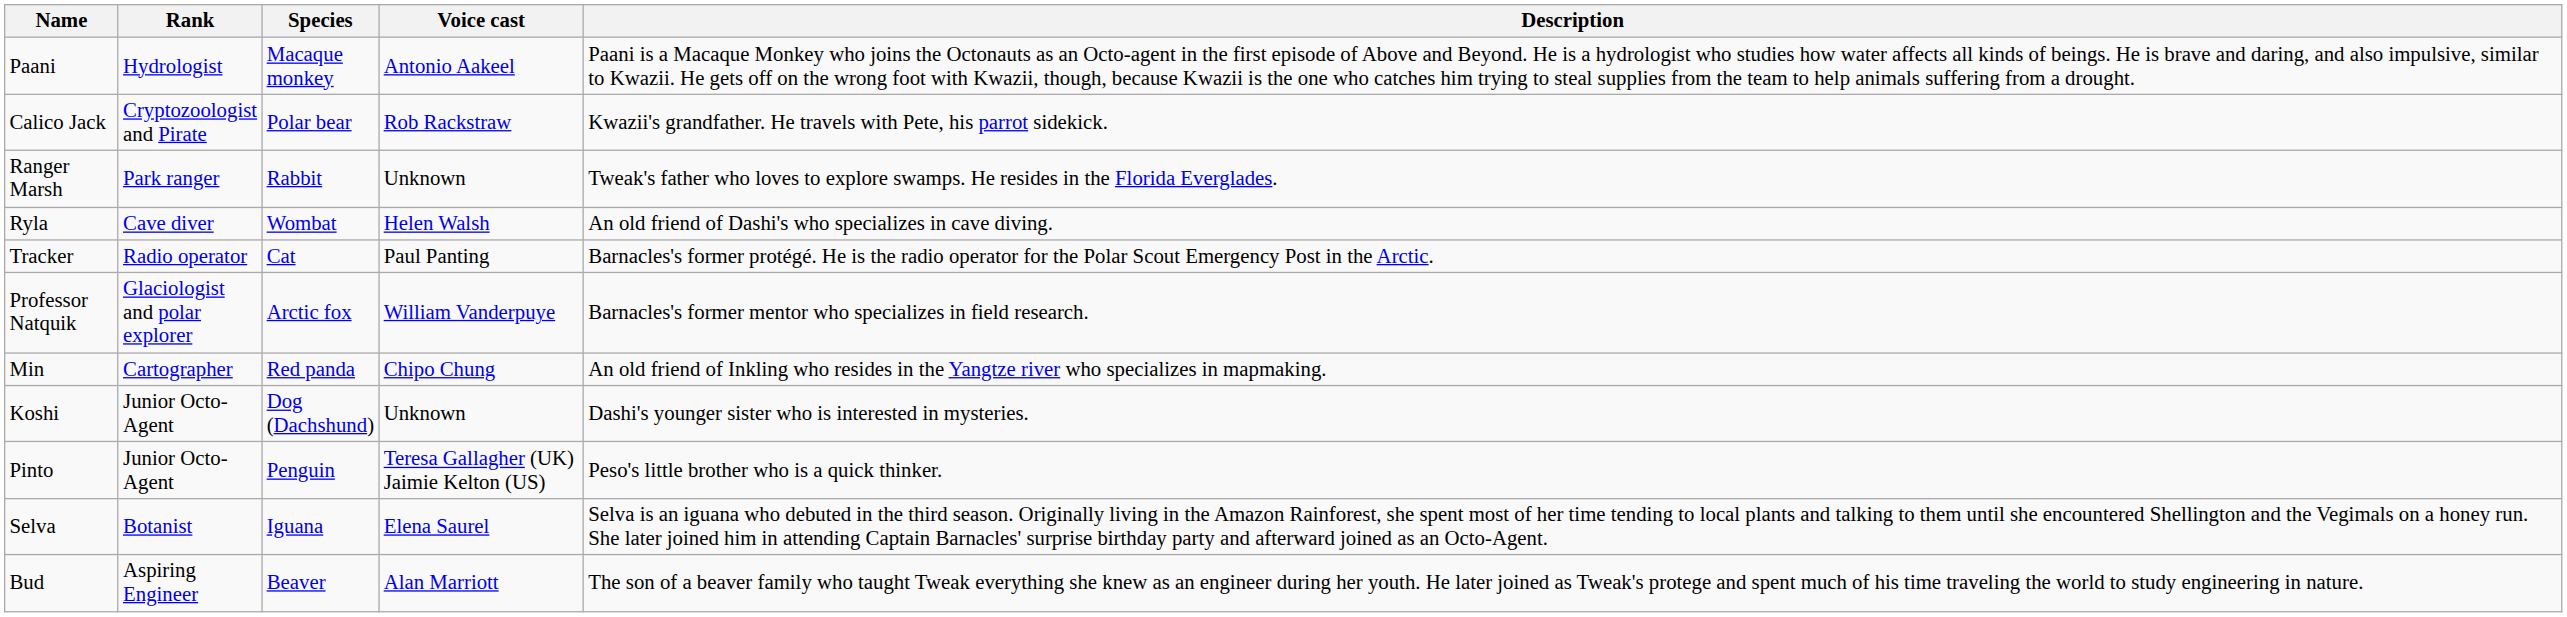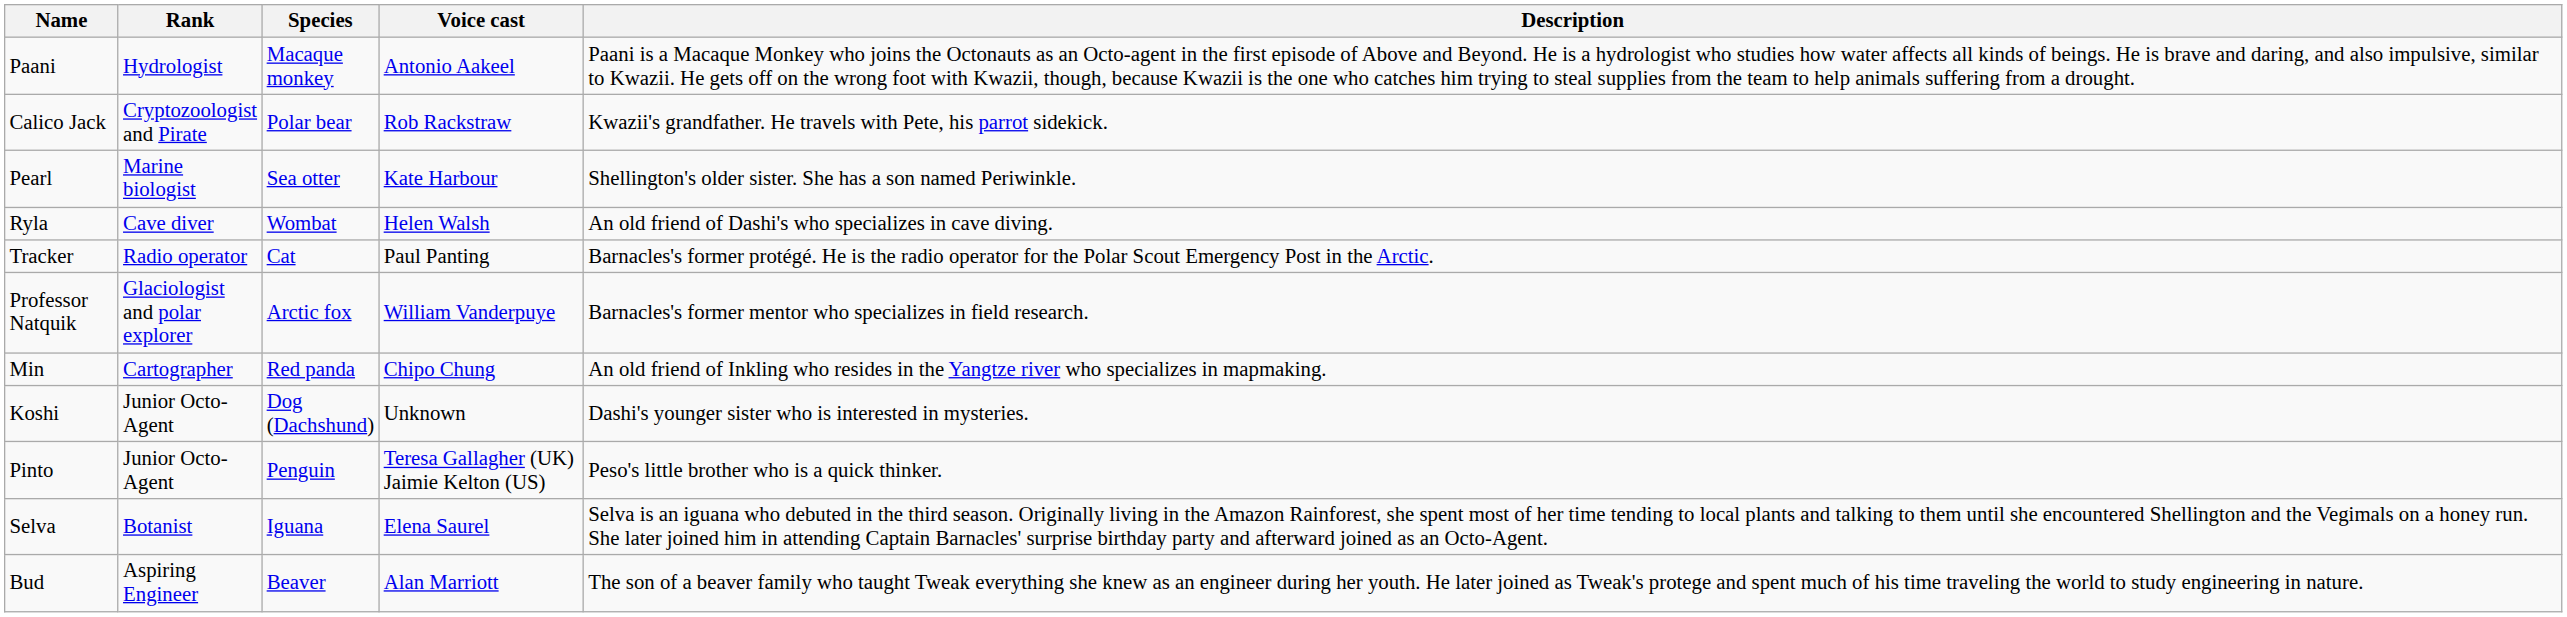- row: (39, 178)
+ row: (31, 178)
